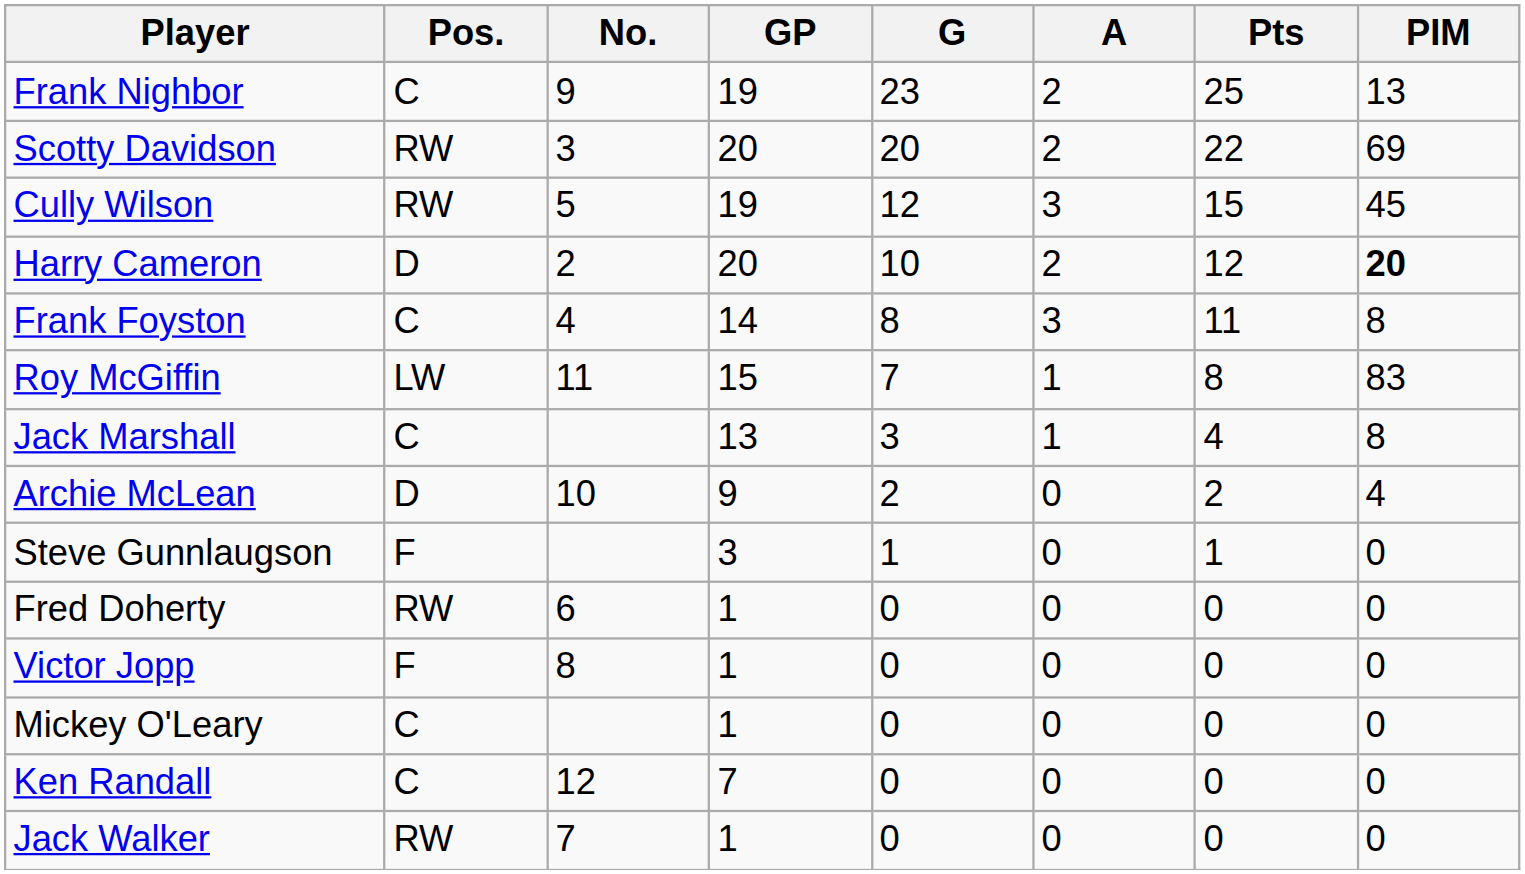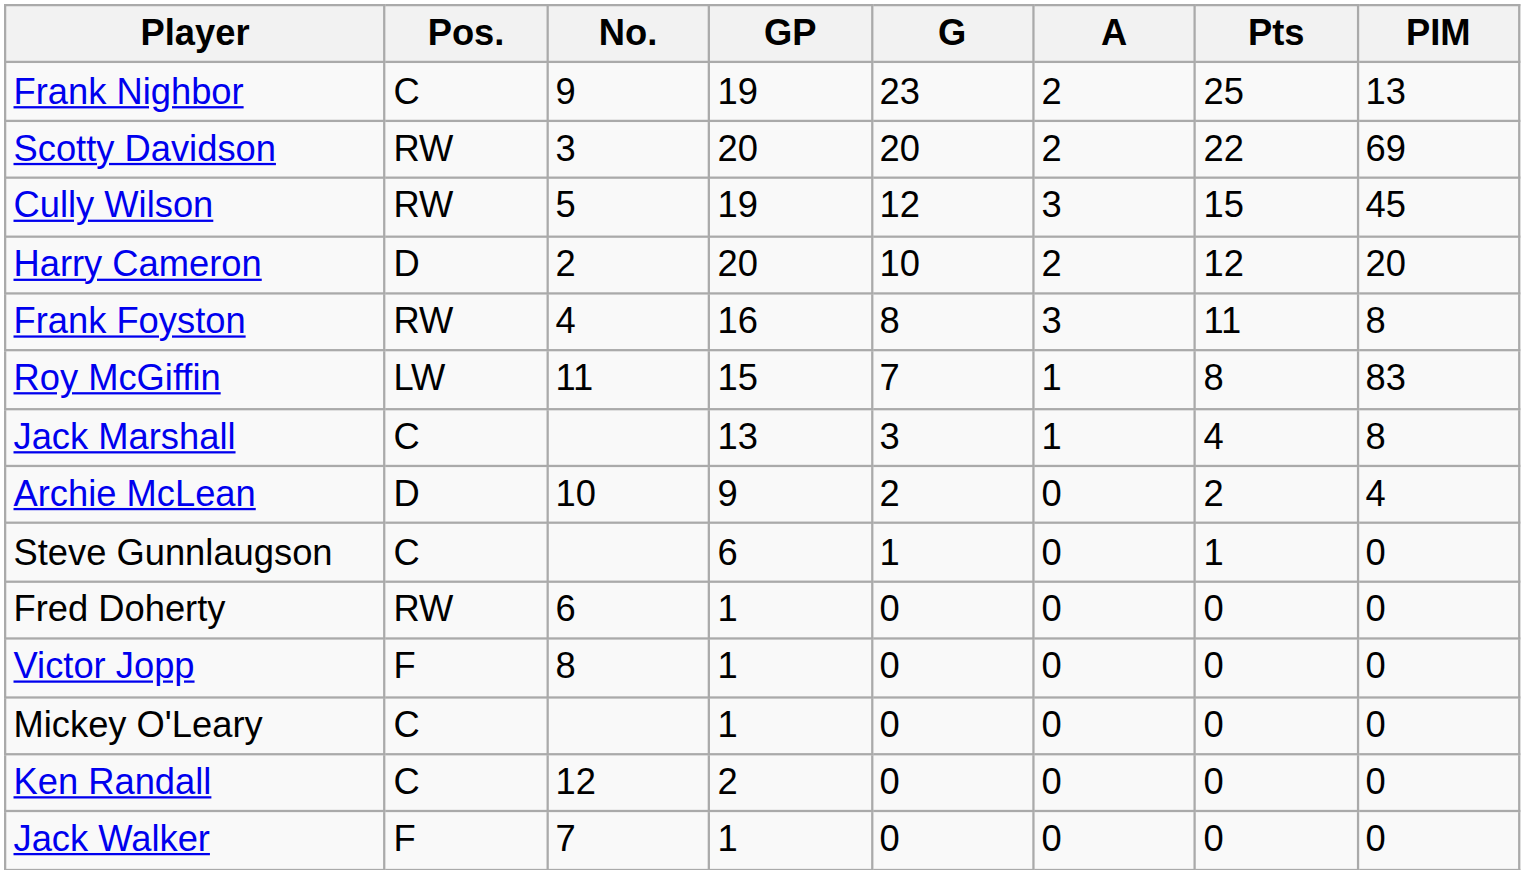(1386, 263) bold -> (1386, 263) normal
(407, 321) C -> (423, 321) RW
(738, 321) 14 -> (738, 321) 16
(405, 551) F -> (407, 551) C
(728, 551) 3 -> (728, 551) 6
(728, 782) 7 -> (728, 782) 2
(423, 839) RW -> (405, 839) F
